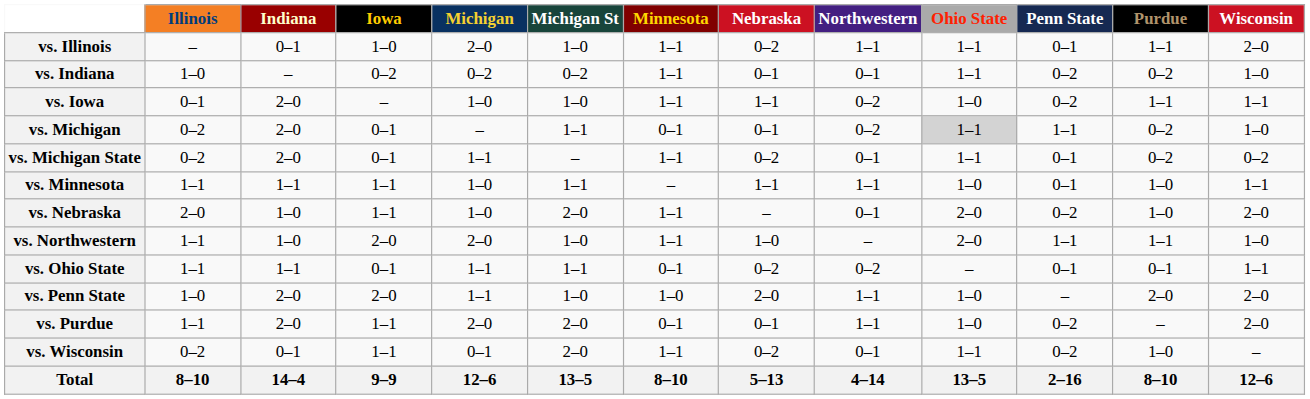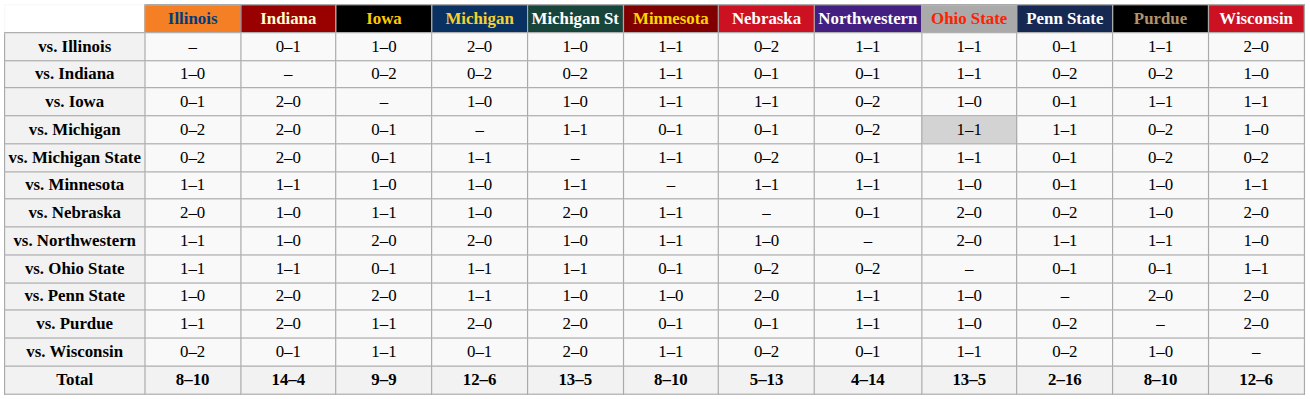(1065, 102) 0–2 -> (1065, 102) 0–1
(384, 185) 1–1 -> (384, 185) 1–0
